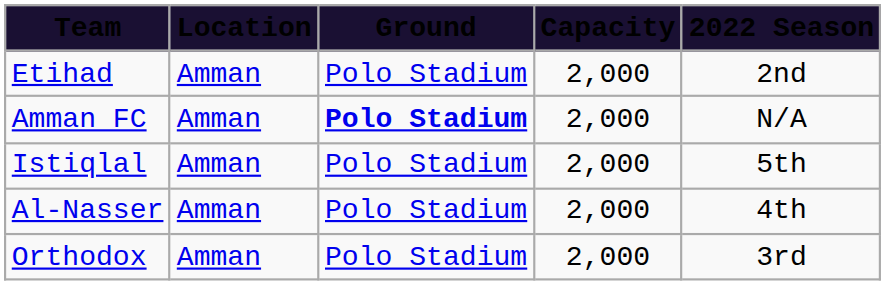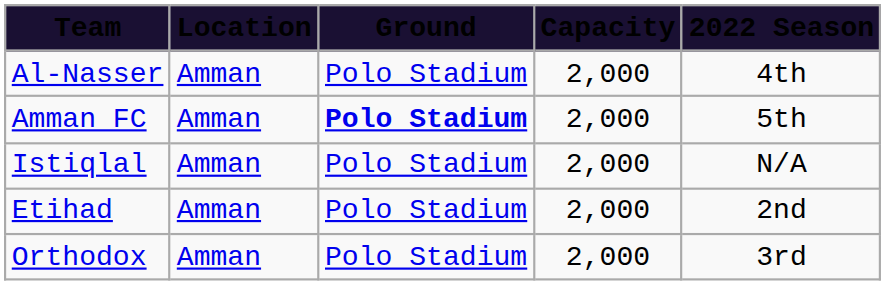rows swapped: (88, 211) <-> (62, 74)
(781, 119) N/A -> (781, 119) 5th
(781, 165) 5th -> (781, 165) N/A
